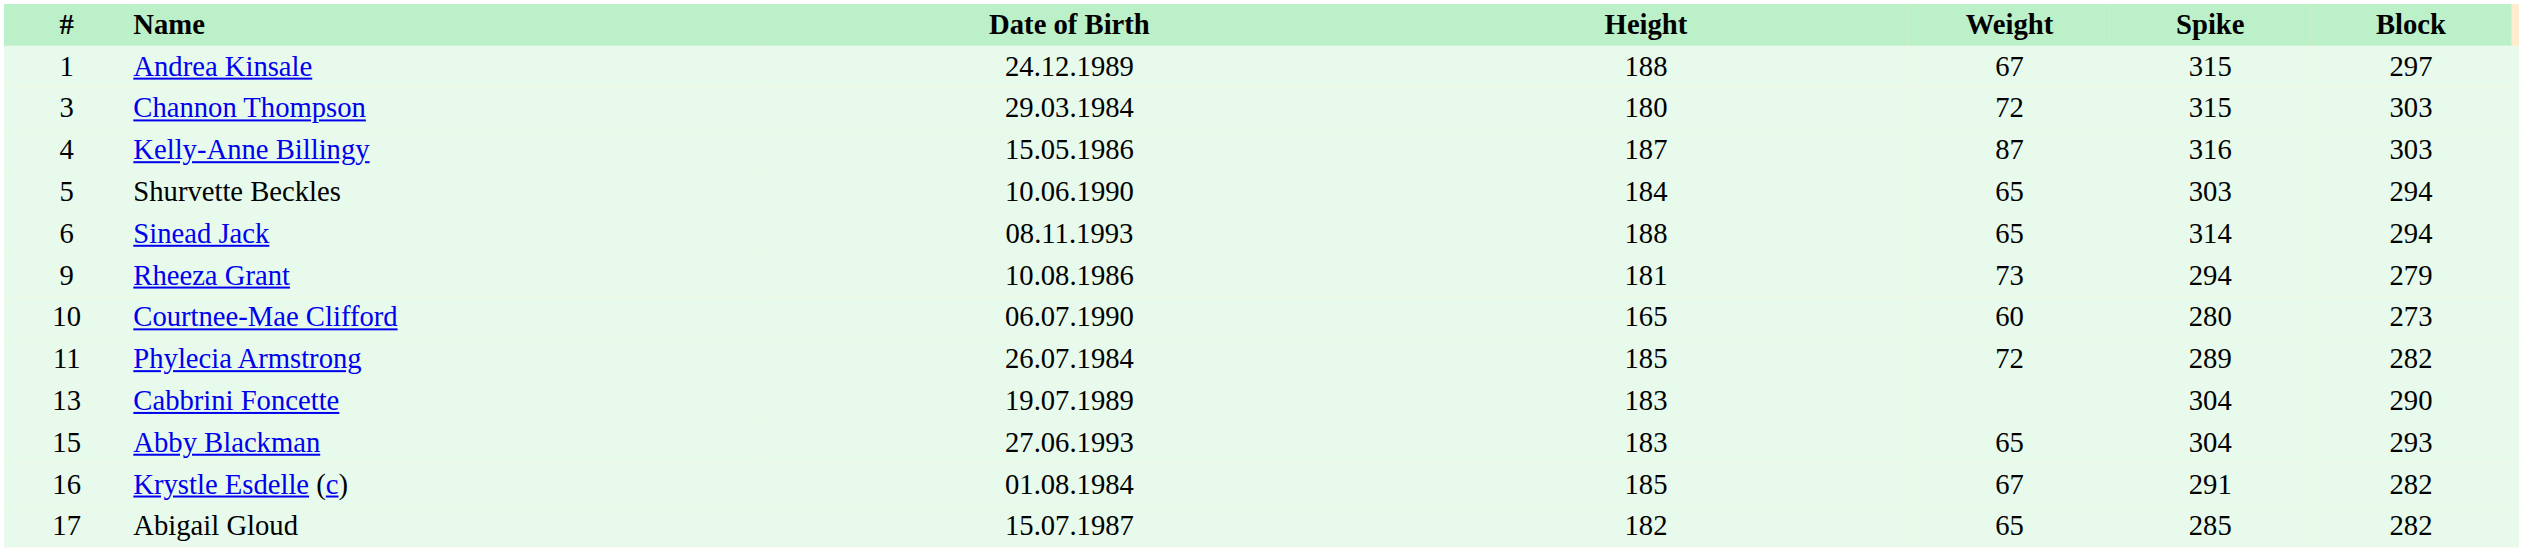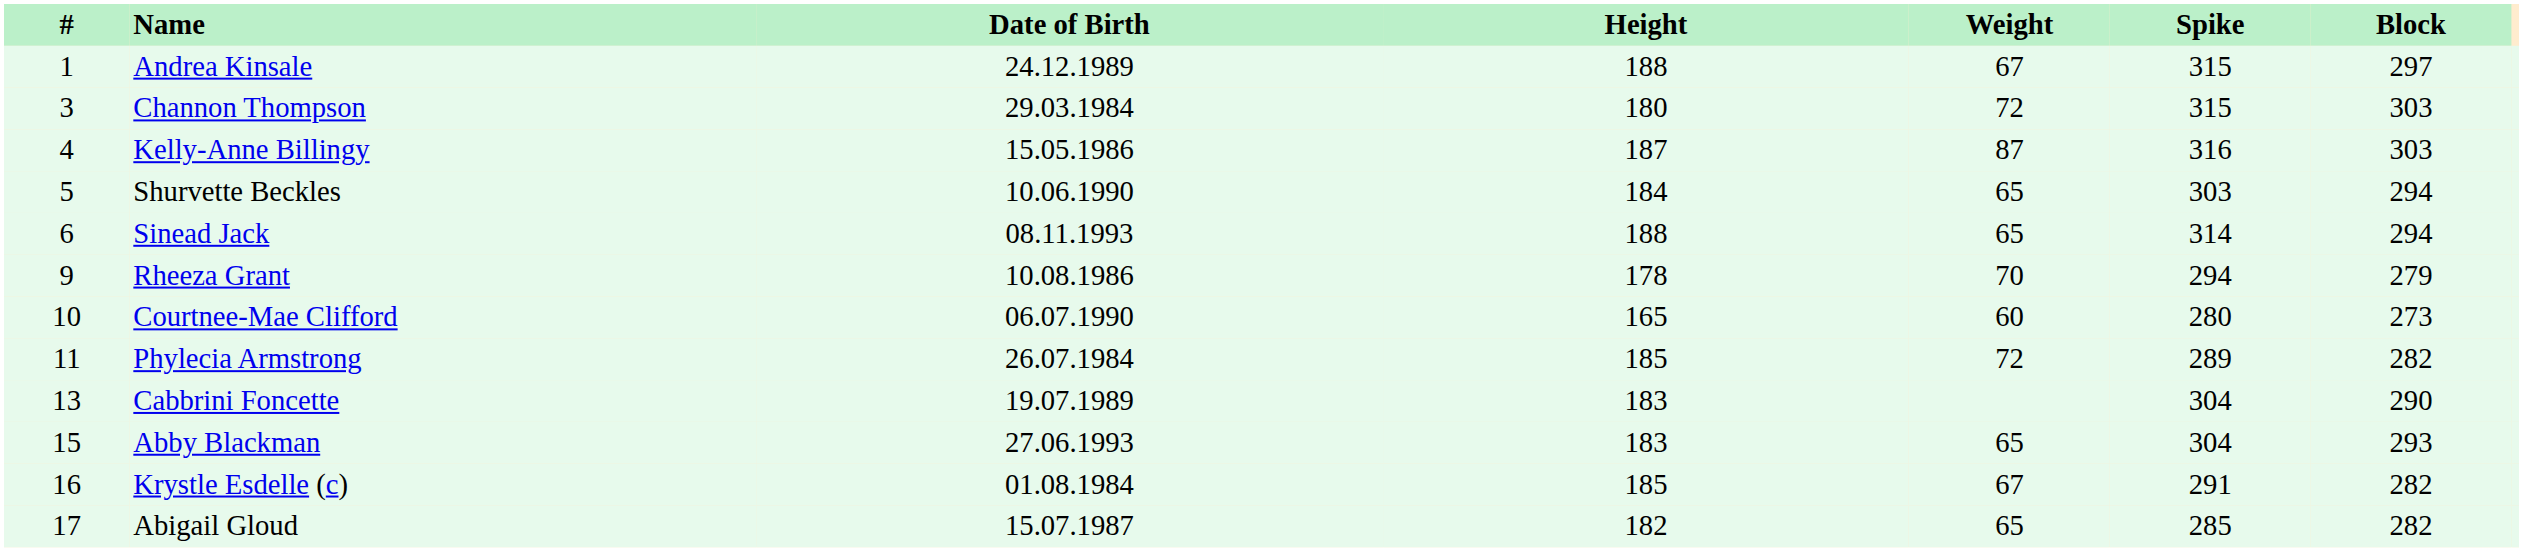(1646, 275) 181 -> (1646, 275) 178
(2010, 275) 73 -> (2010, 275) 70
